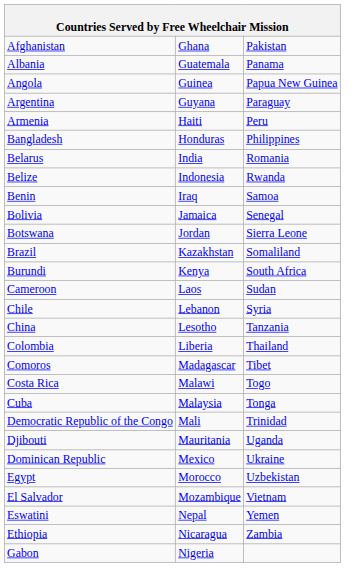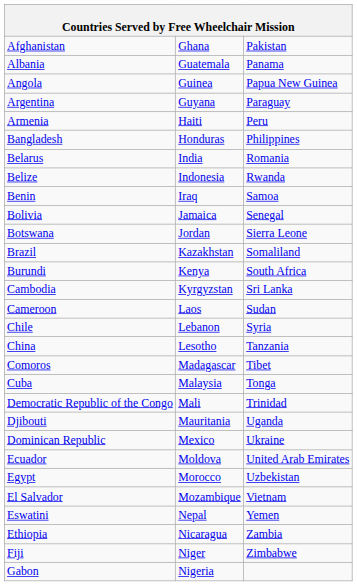+ row: (31, 290)
- row: (30, 346)
- row: (33, 383)
+ row: (27, 459)
+ row: (15, 552)
